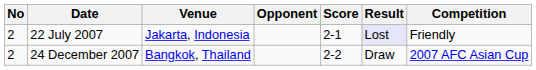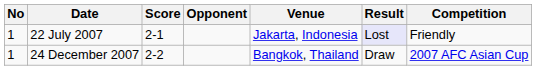columns swapped: (198, 14) <-> (341, 14)
(11, 34) 2 -> (11, 34) 1
(11, 55) 2 -> (11, 55) 1
